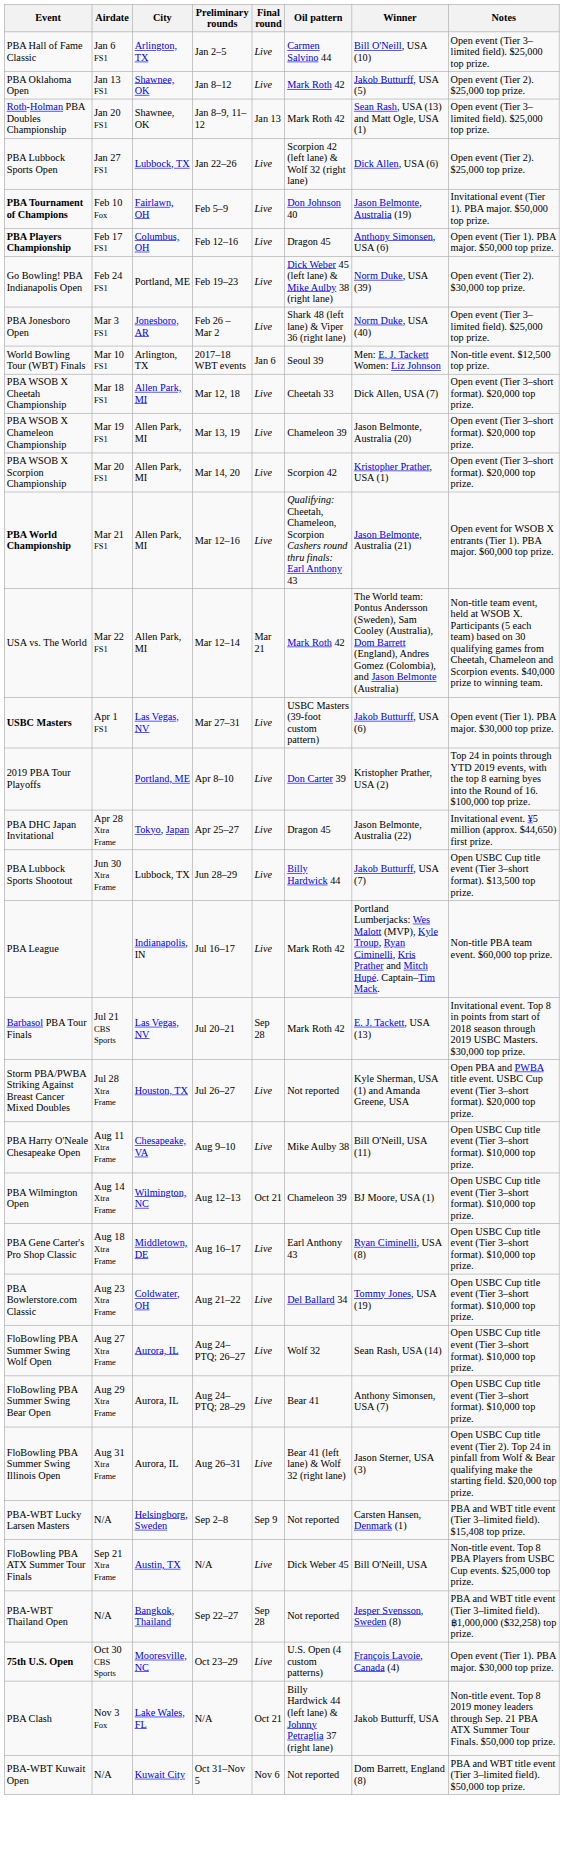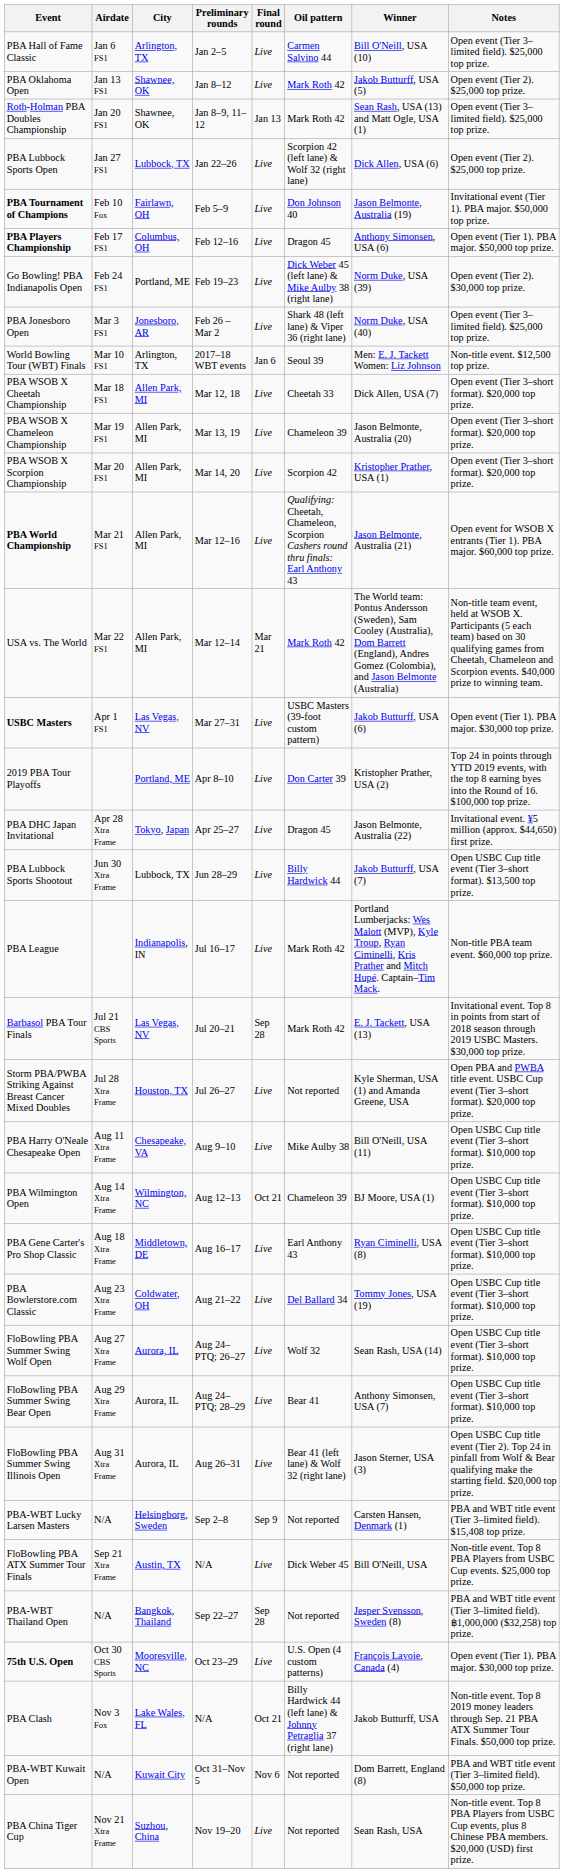+ row: (42, 1831)
